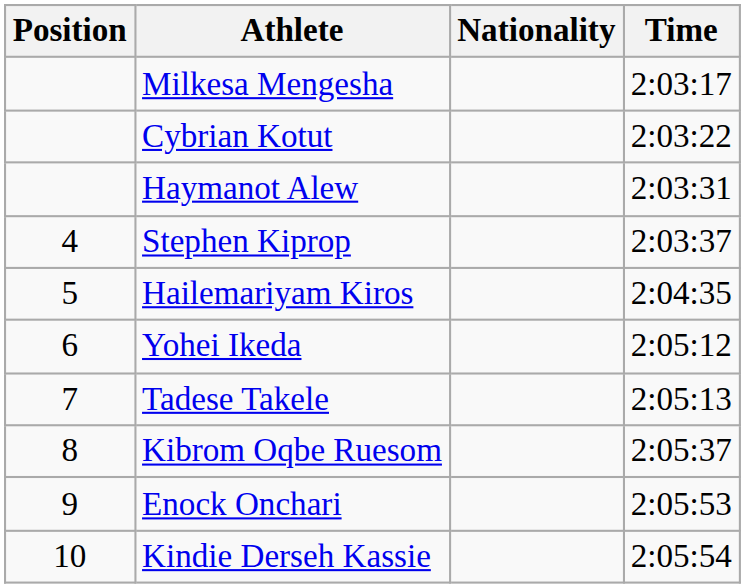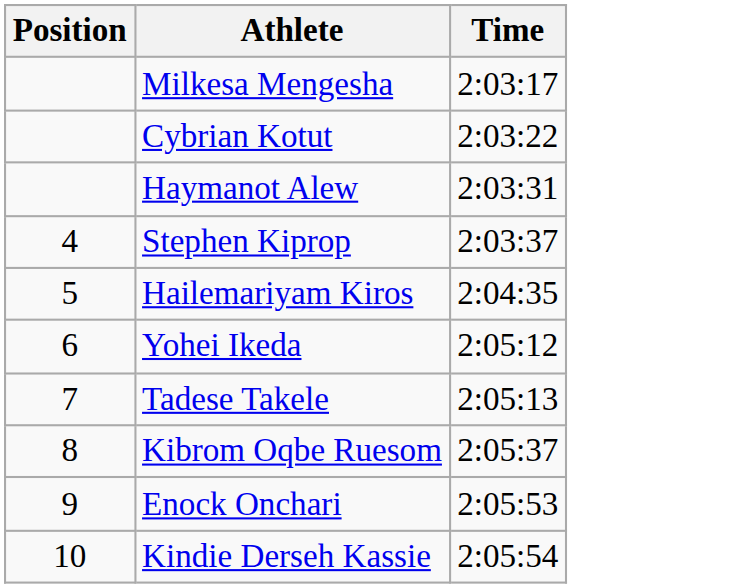- column: (536, 30)
